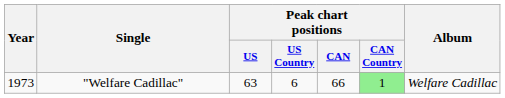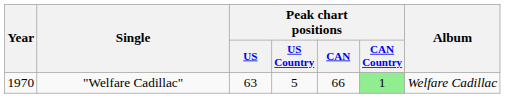(21, 82) 1973 -> (21, 82) 1970
(294, 82) 6 -> (294, 82) 5
